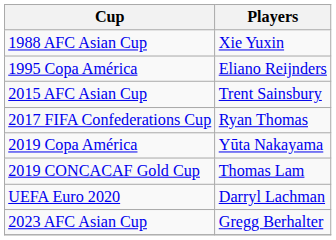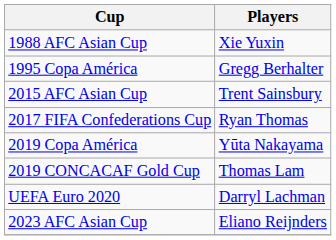(273, 68) Eliano Reijnders -> (271, 68) Gregg Berhalter
(271, 222) Gregg Berhalter -> (273, 222) Eliano Reijnders
